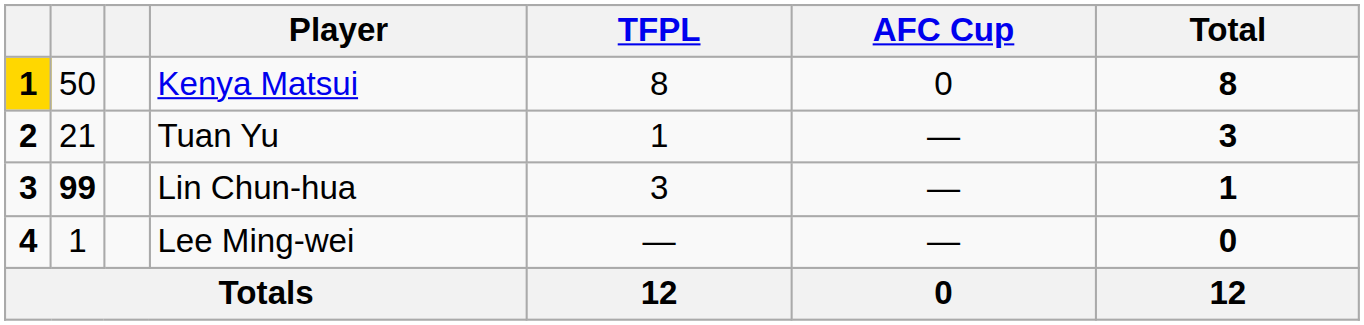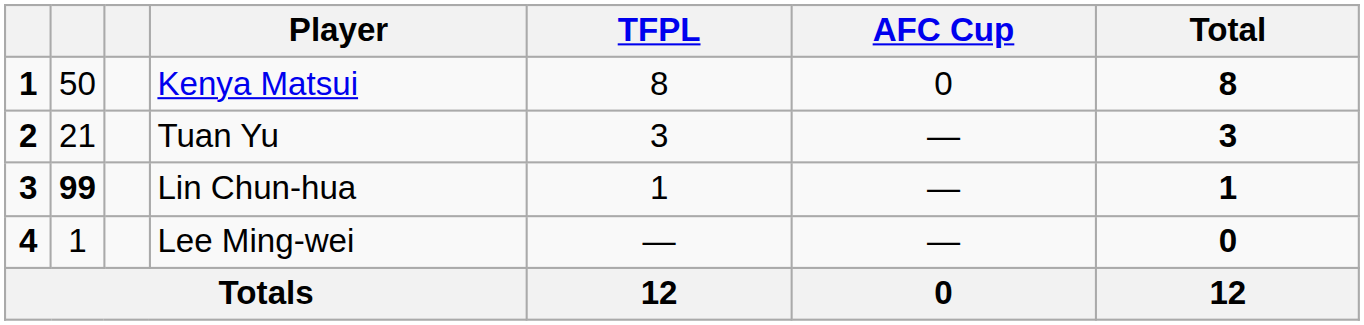(28, 83) gold background -> (28, 83) no background
(659, 135) 1 -> (659, 135) 3
(659, 188) 3 -> (659, 188) 1
